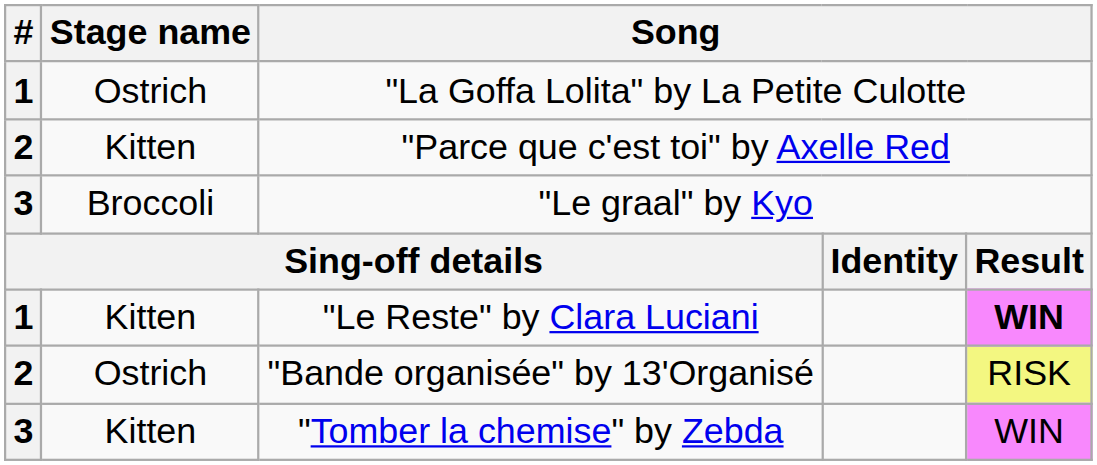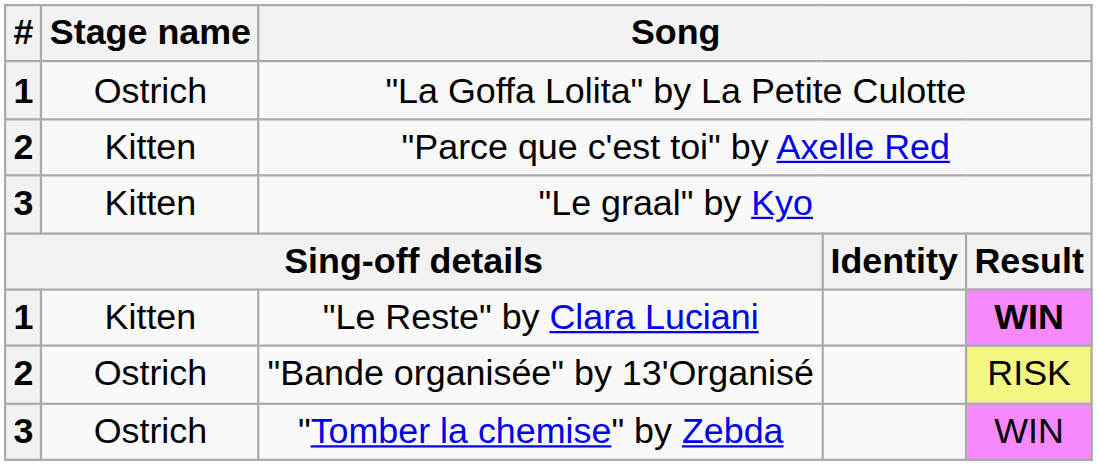(150, 203) Broccoli -> (150, 203) Kitten
(150, 430) Kitten -> (150, 430) Ostrich
